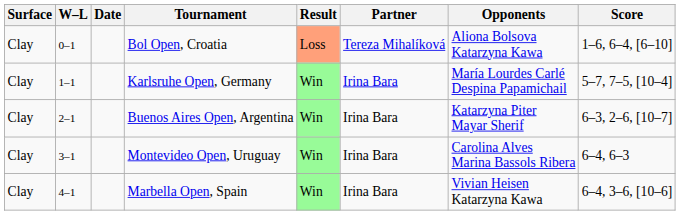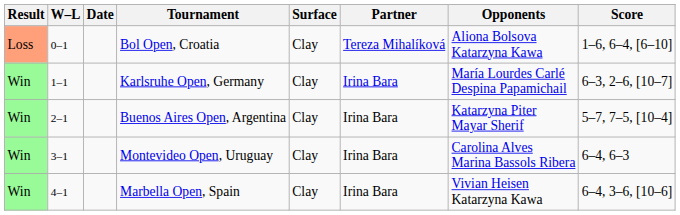columns swapped: (318, 15) <-> (30, 15)
(627, 81) 5–7, 7–5, [10–4] -> (627, 81) 6–3, 2–6, [10–7]
(627, 118) 6–3, 2–6, [10–7] -> (627, 118) 5–7, 7–5, [10–4]
